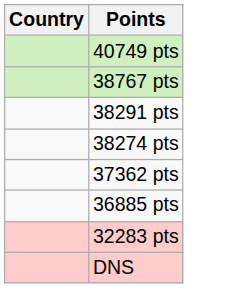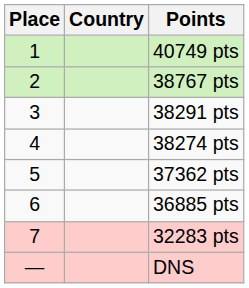+ column: (35, 19)
